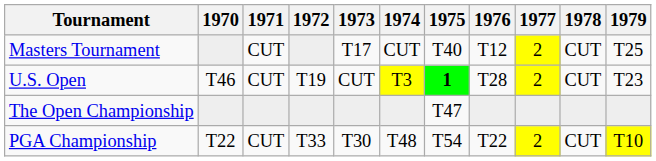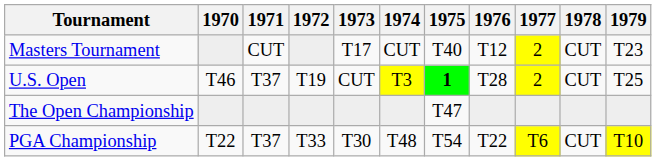(628, 50) T25 -> (628, 50) T23
(266, 80) CUT -> (266, 80) T37
(628, 80) T23 -> (628, 80) T25
(266, 141) CUT -> (266, 141) T37
(538, 141) 2 -> (538, 141) T6
